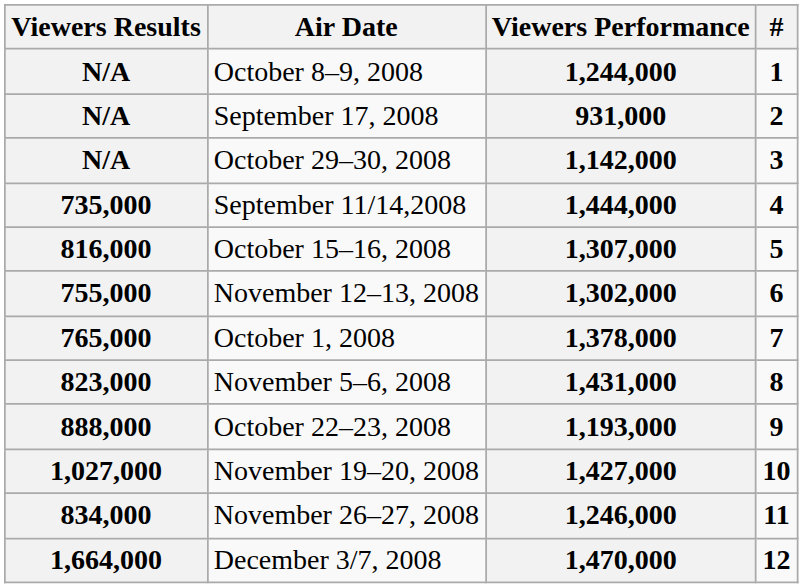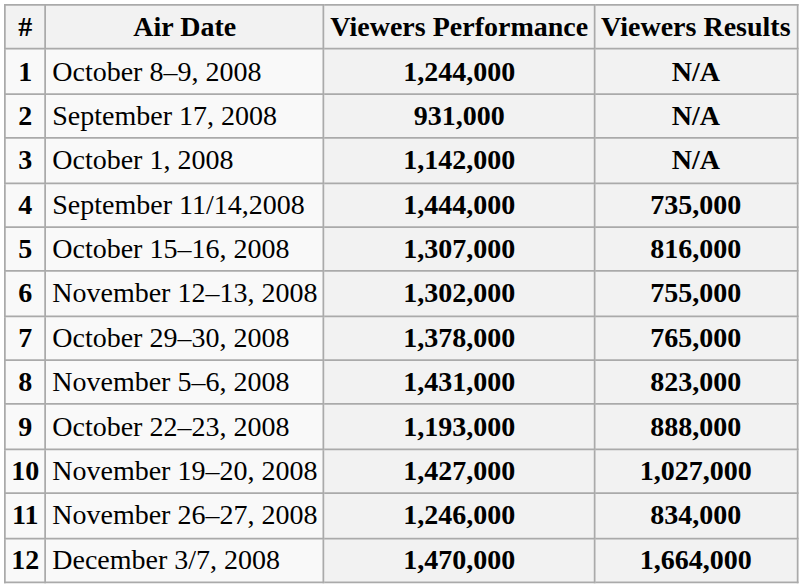columns swapped: (777, 26) <-> (106, 26)
(332, 159) October 29–30, 2008 -> (143, 159) October 1, 2008
(304, 337) October 1, 2008 -> (171, 337) October 29–30, 2008
